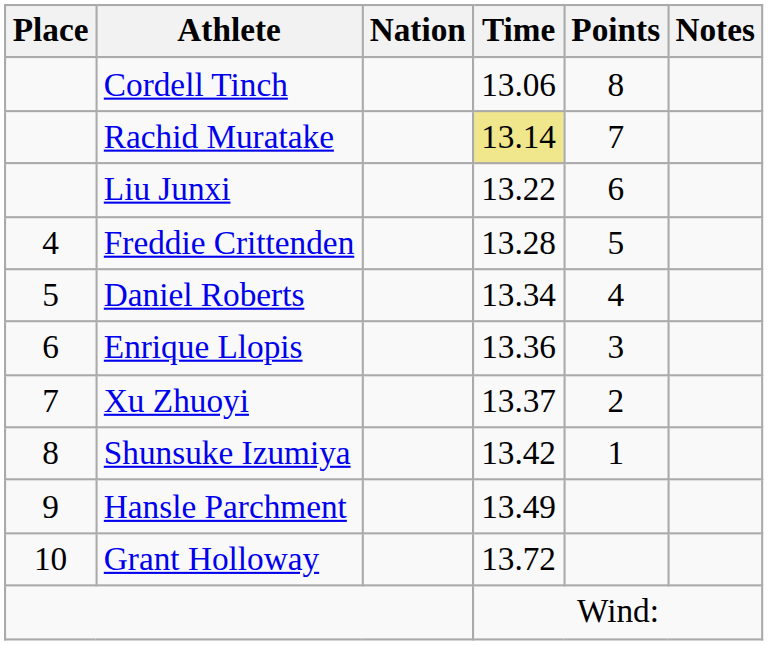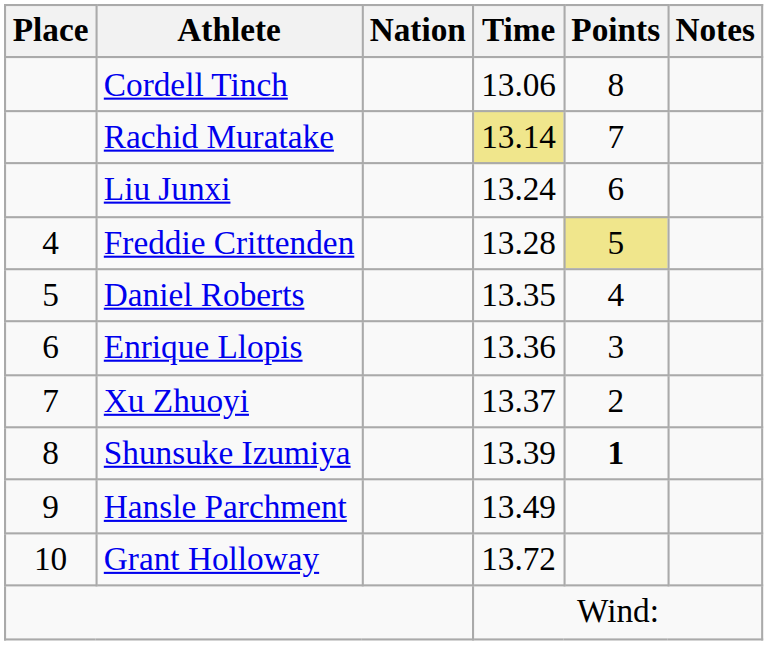(519, 189) 13.22 -> (519, 189) 13.24
(616, 242) no background -> (616, 242) khaki background
(519, 294) 13.34 -> (519, 294) 13.35
(519, 453) 13.42 -> (519, 453) 13.39
(616, 453) normal -> (616, 453) bold
